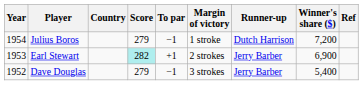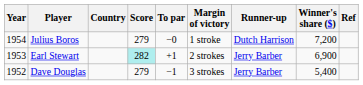(171, 40) −1 -> (171, 40) −0
